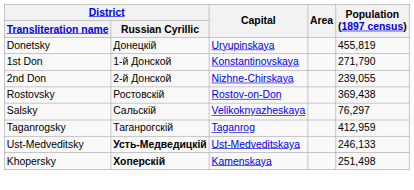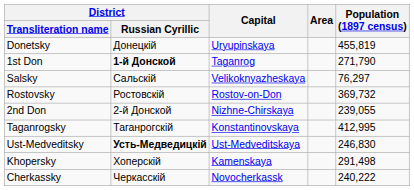(142, 62) normal -> (144, 62) bold
(255, 62) Konstantinovskaya -> (233, 62) Taganrog
rows swapped: (26, 78) <-> (22, 111)
(357, 95) 369,438 -> (357, 95) 369,732
(233, 128) Taganrog -> (255, 128) Konstantinovskaya
(357, 128) 412,959 -> (357, 128) 412,995
(357, 144) 246,133 -> (357, 144) 246,830
(139, 161) bold -> (137, 161) normal
(357, 161) 251,498 -> (357, 161) 291,498
+ row: (34, 177)
